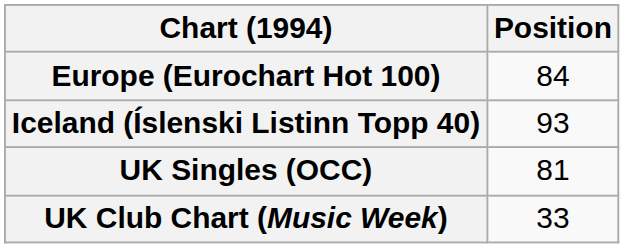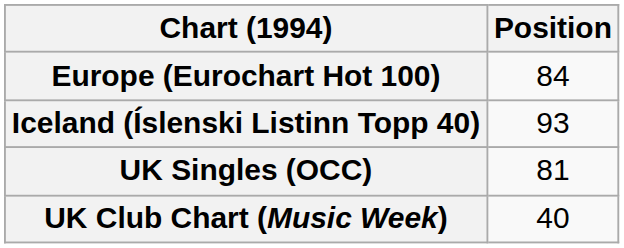(553, 218) 33 -> (553, 218) 40
